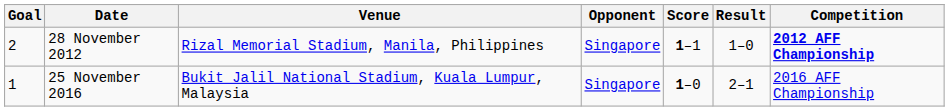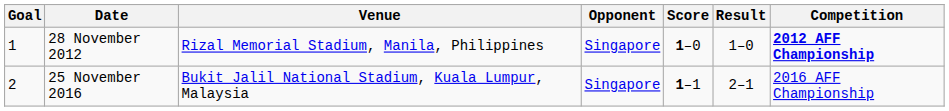(12, 47) 2 -> (12, 47) 1
(688, 47) 1–1 -> (688, 47) 1–0
(12, 86) 1 -> (12, 86) 2
(688, 86) 1–0 -> (688, 86) 1–1
